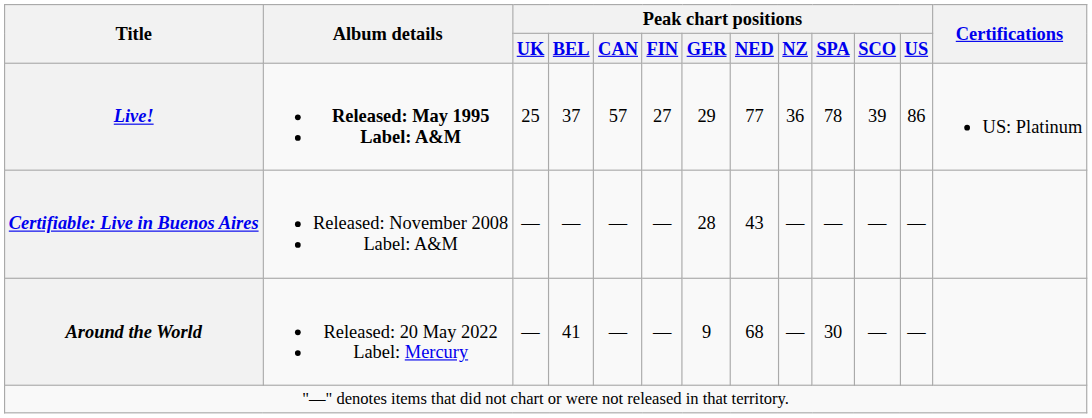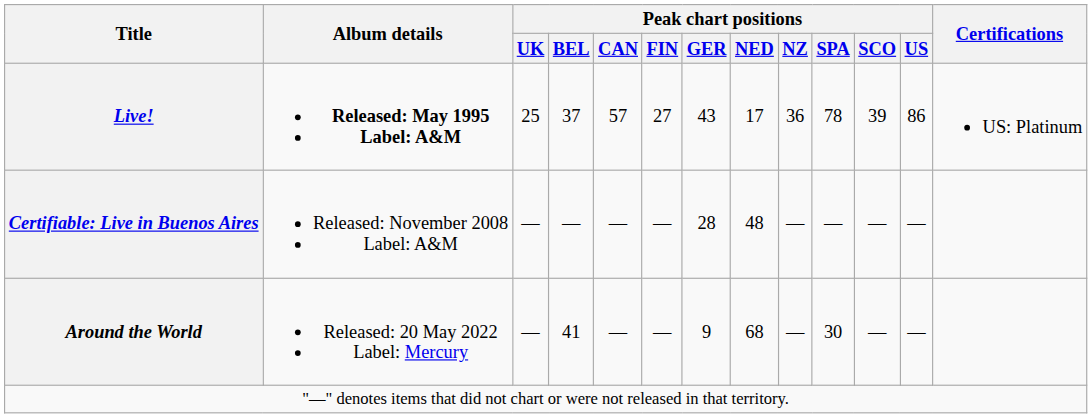(707, 116) 29 -> (707, 116) 43
(754, 116) 77 -> (754, 116) 17
(754, 223) 43 -> (754, 223) 48
